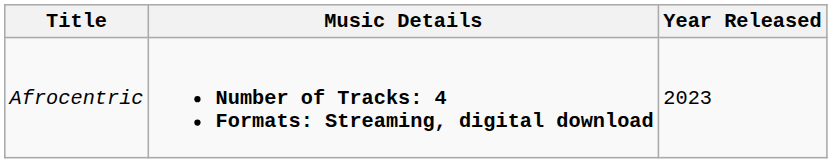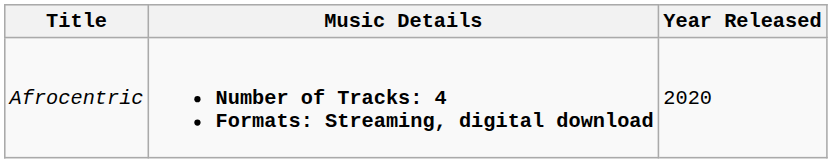(688, 98) 2023 -> (688, 98) 2020
